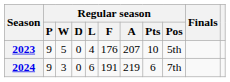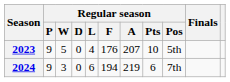(109, 67) 191 -> (109, 67) 194
